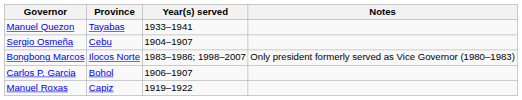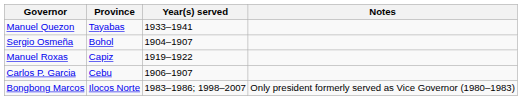(100, 42) Cebu -> (101, 42) Bohol
rows swapped: (37, 88) <-> (45, 57)
(101, 73) Bohol -> (100, 73) Cebu
